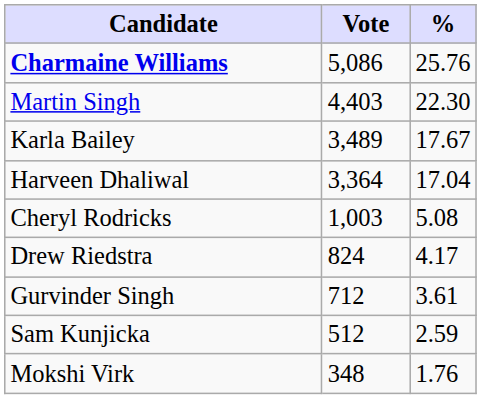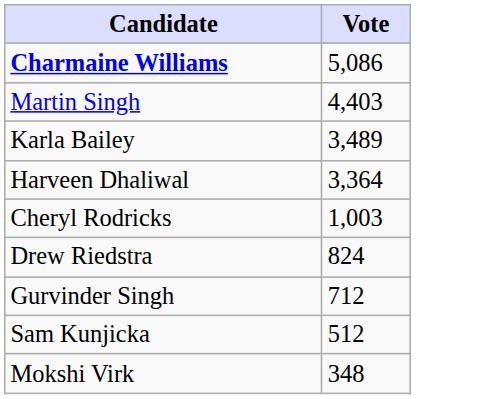- column: (443, 23)
